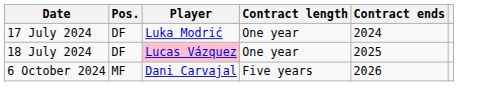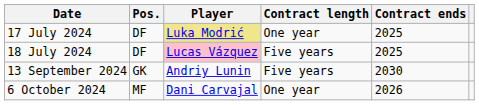(184, 33) no background -> (205, 33) khaki background
(368, 33) 2024 -> (389, 33) 2025
(270, 52) One year -> (299, 52) Five years
+ row: (67, 71)
(278, 71) Five years -> (292, 90) One year
